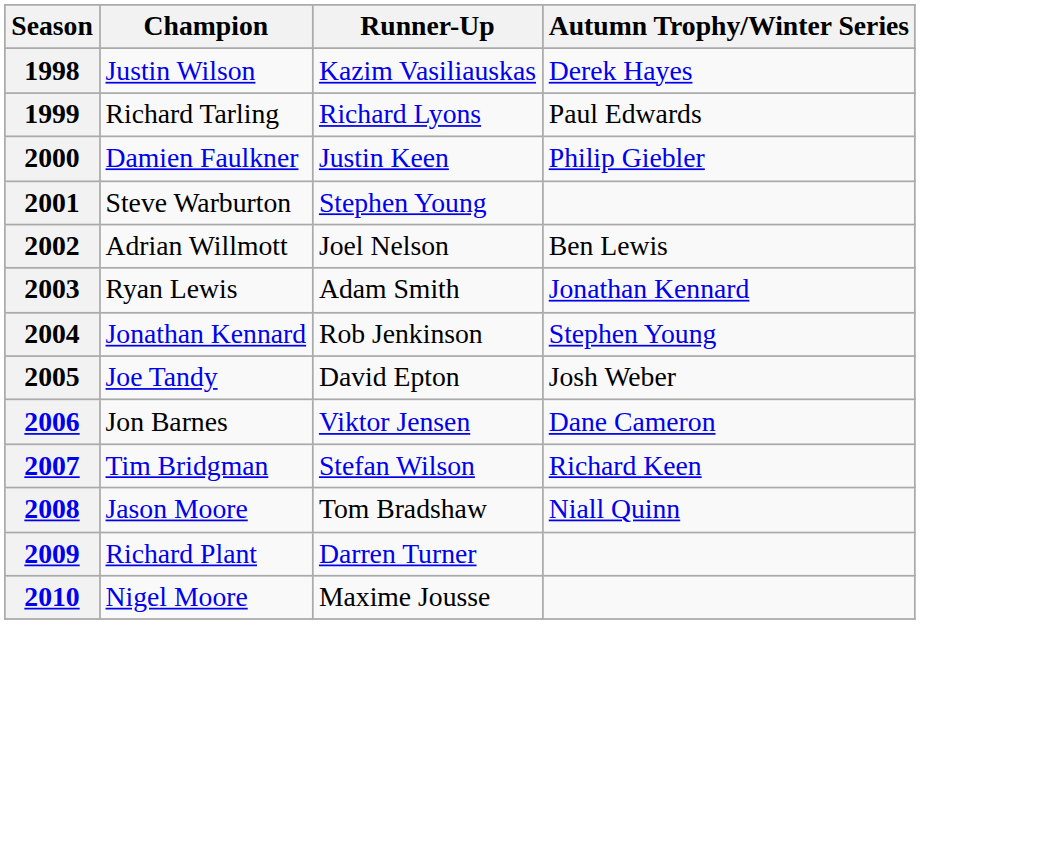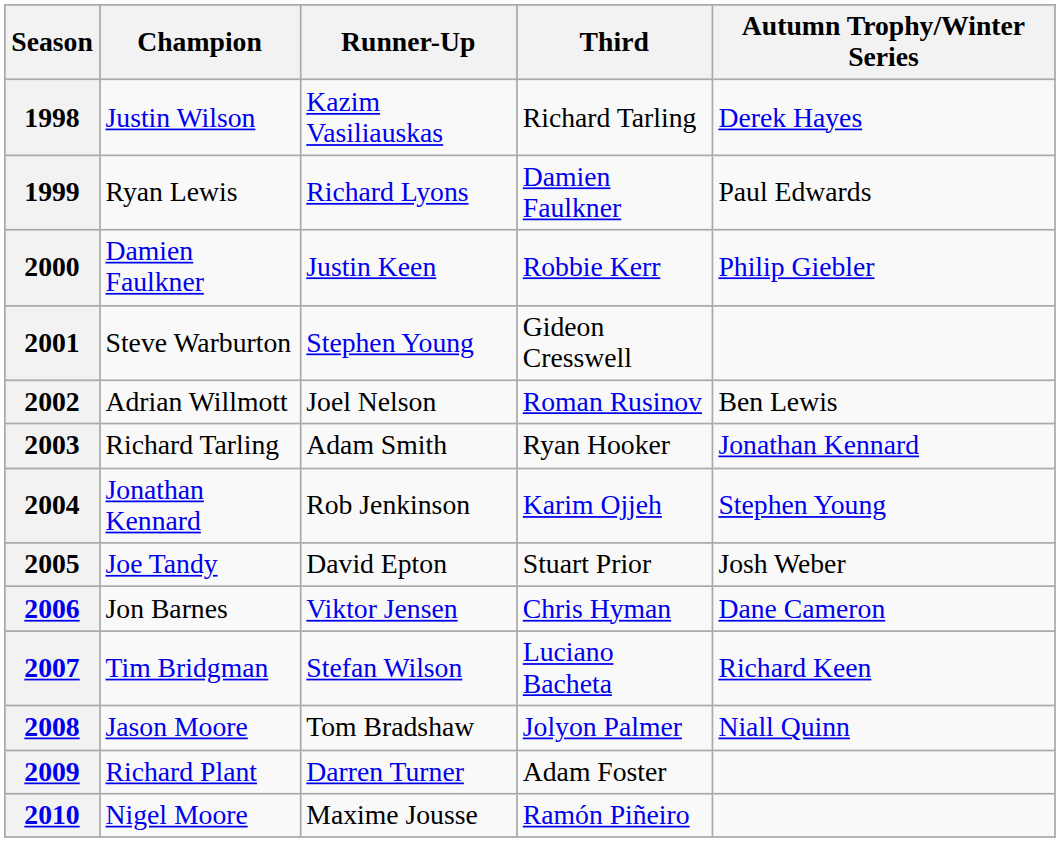+ column: (614, 42)
(192, 114) Richard Tarling -> (171, 192) Ryan Lewis
(171, 289) Ryan Lewis -> (192, 445) Richard Tarling
